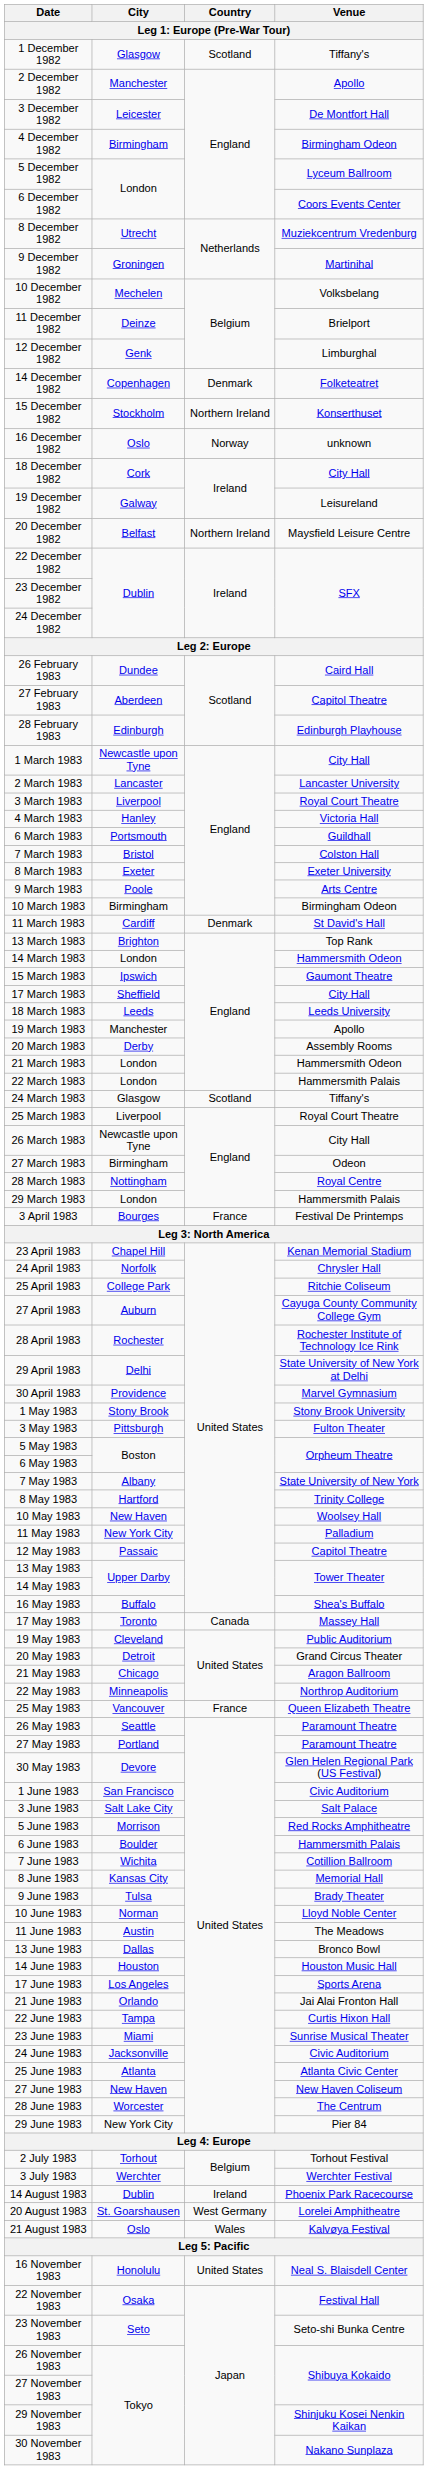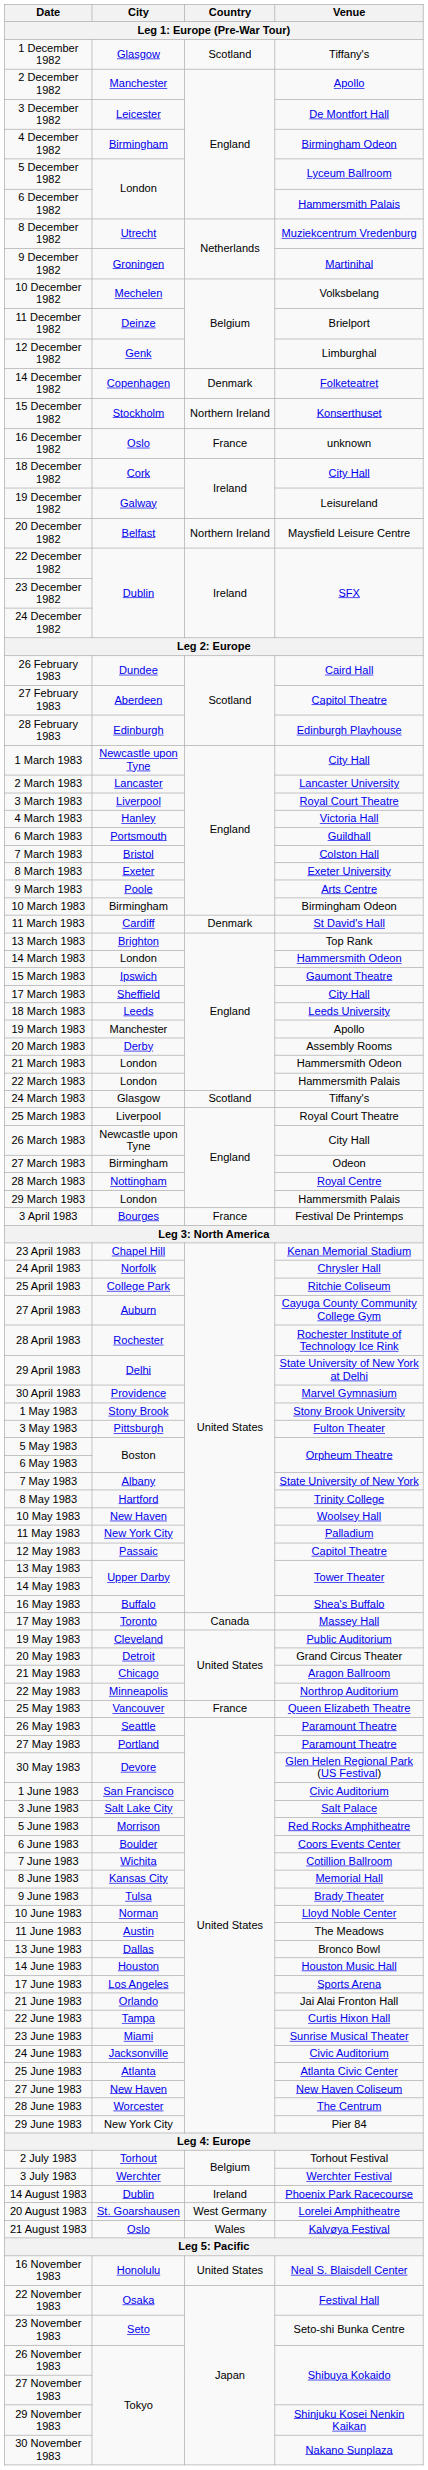(349, 204) Coors Events Center -> (349, 204) Hammersmith Palais
(230, 443) Norway -> (230, 443) France
(349, 1844) Hammersmith Palais -> (349, 1844) Coors Events Center
